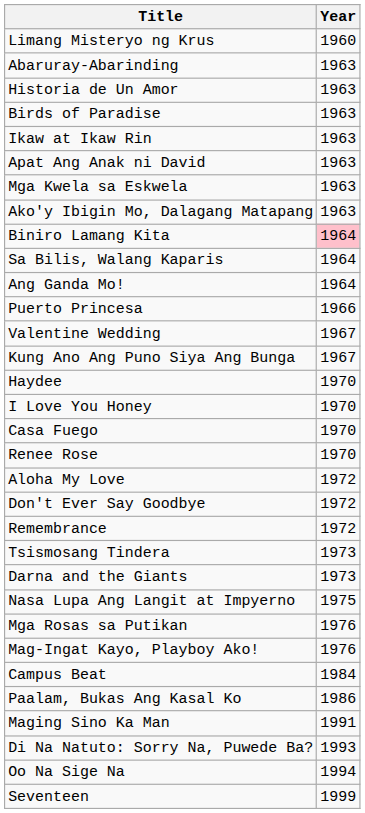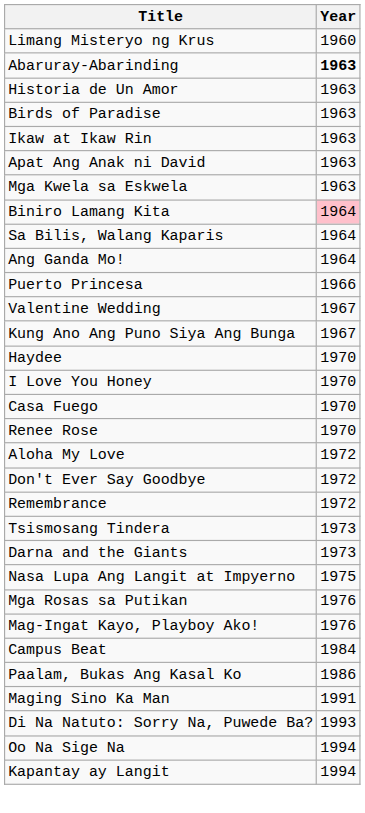(338, 65) normal -> (338, 65) bold
- row: (161, 212)
+ row: (89, 772)
- row: (49, 796)
